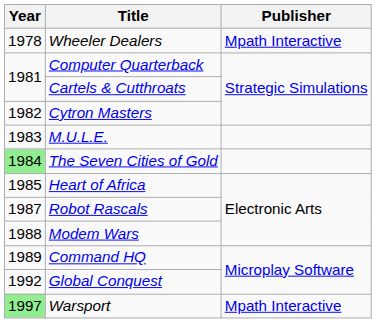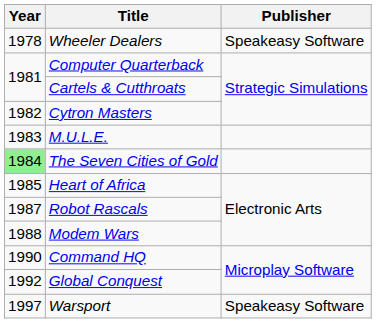(283, 40) Mpath Interactive -> (294, 40) Speakeasy Software
(25, 257) 1989 -> (25, 257) 1990
(25, 305) lightgreen background -> (25, 305) no background
(283, 305) Mpath Interactive -> (294, 305) Speakeasy Software
